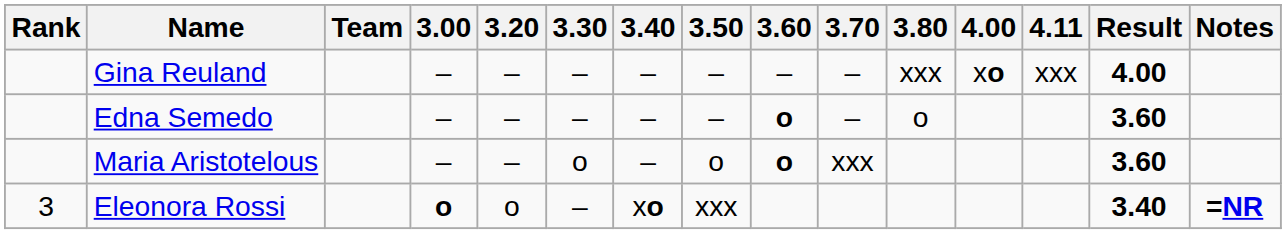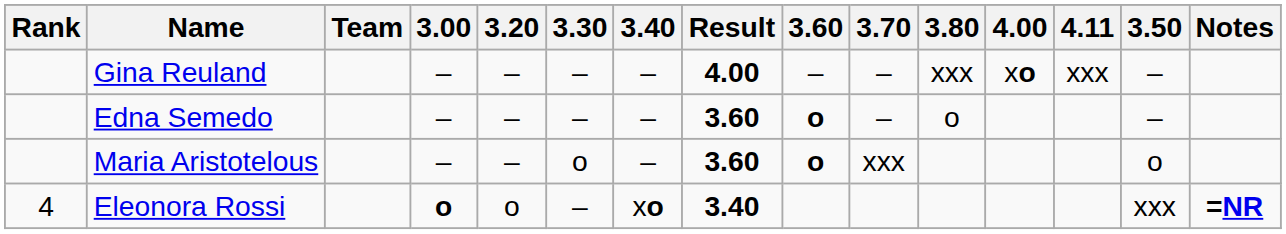columns swapped: (716, 27) <-> (1139, 27)
(46, 207) 3 -> (46, 207) 4
